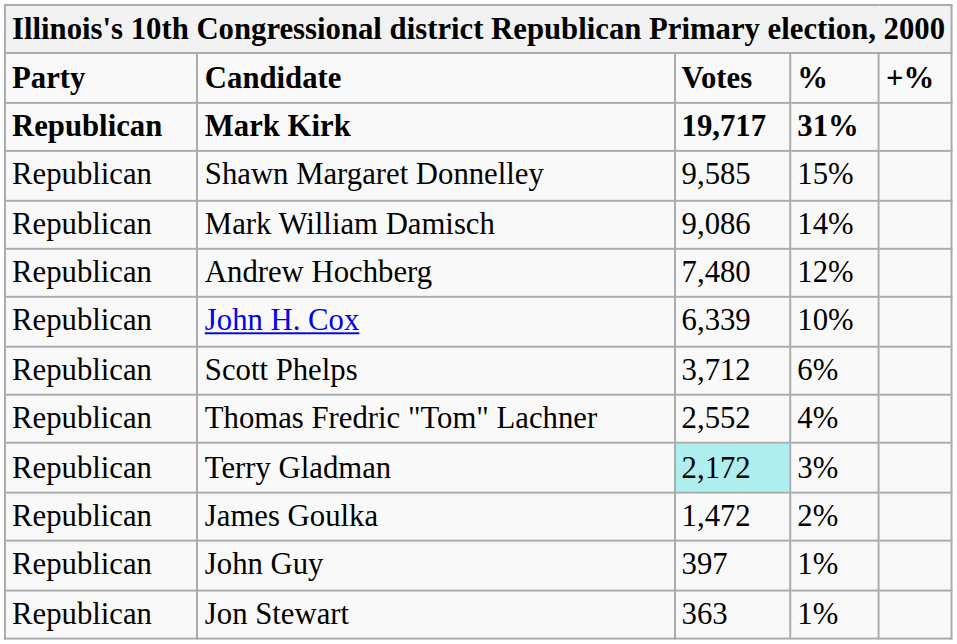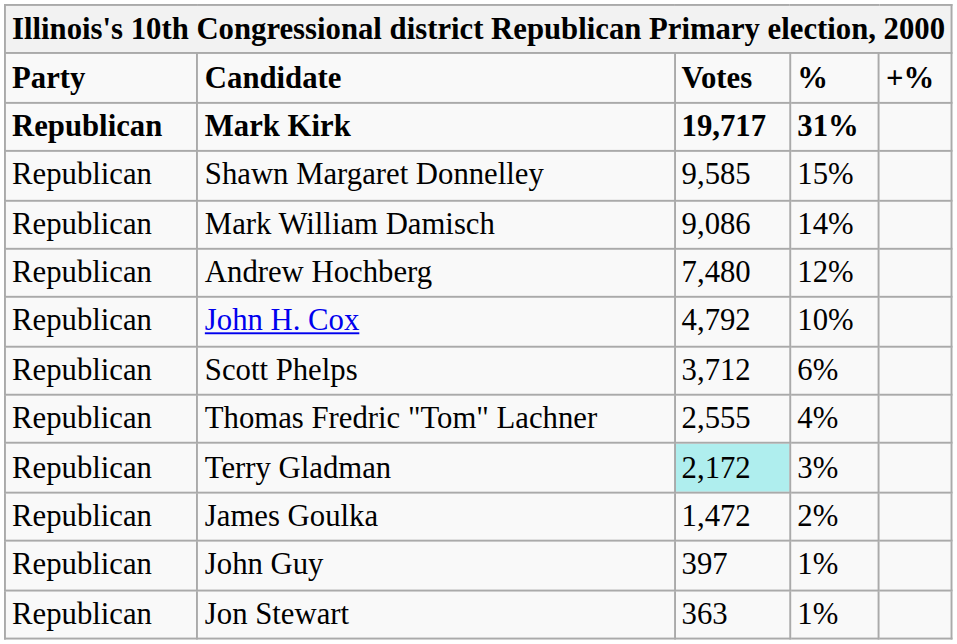(716, 321) 6,339 -> (716, 321) 4,792
(716, 418) 2,552 -> (716, 418) 2,555
